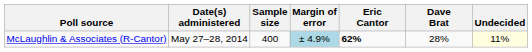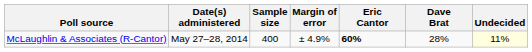(314, 39) lightblue background -> (314, 39) no background
(351, 39) 62% -> (351, 39) 60%
